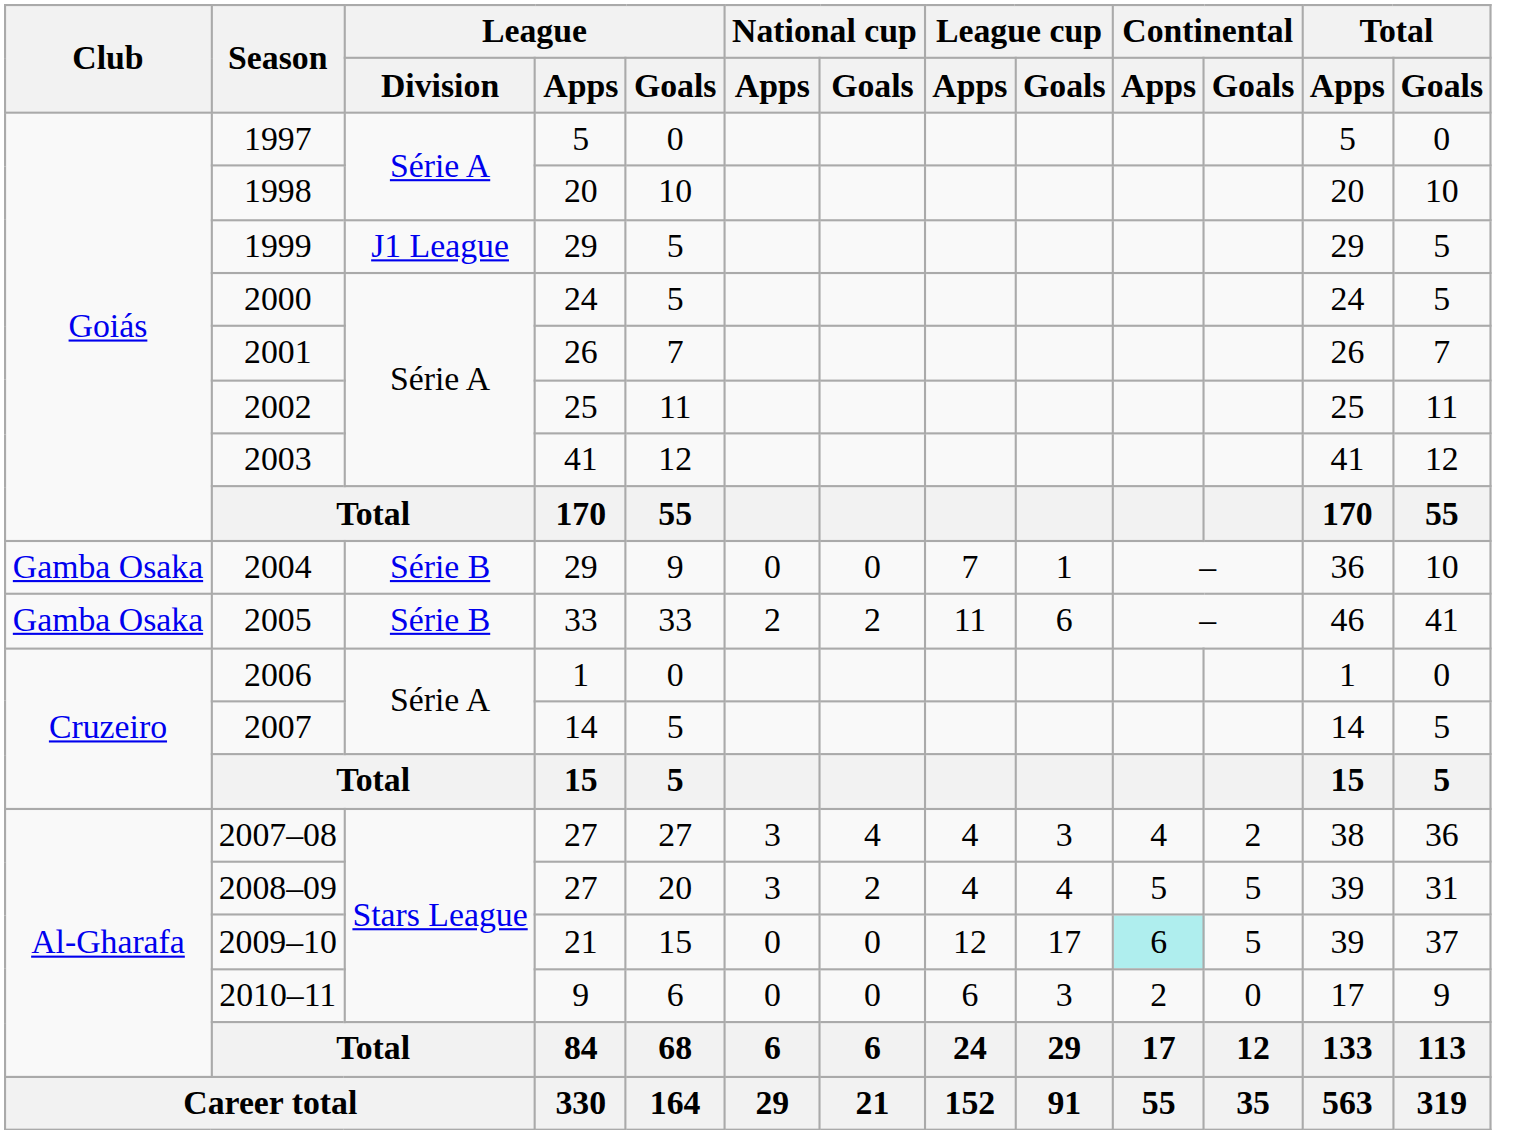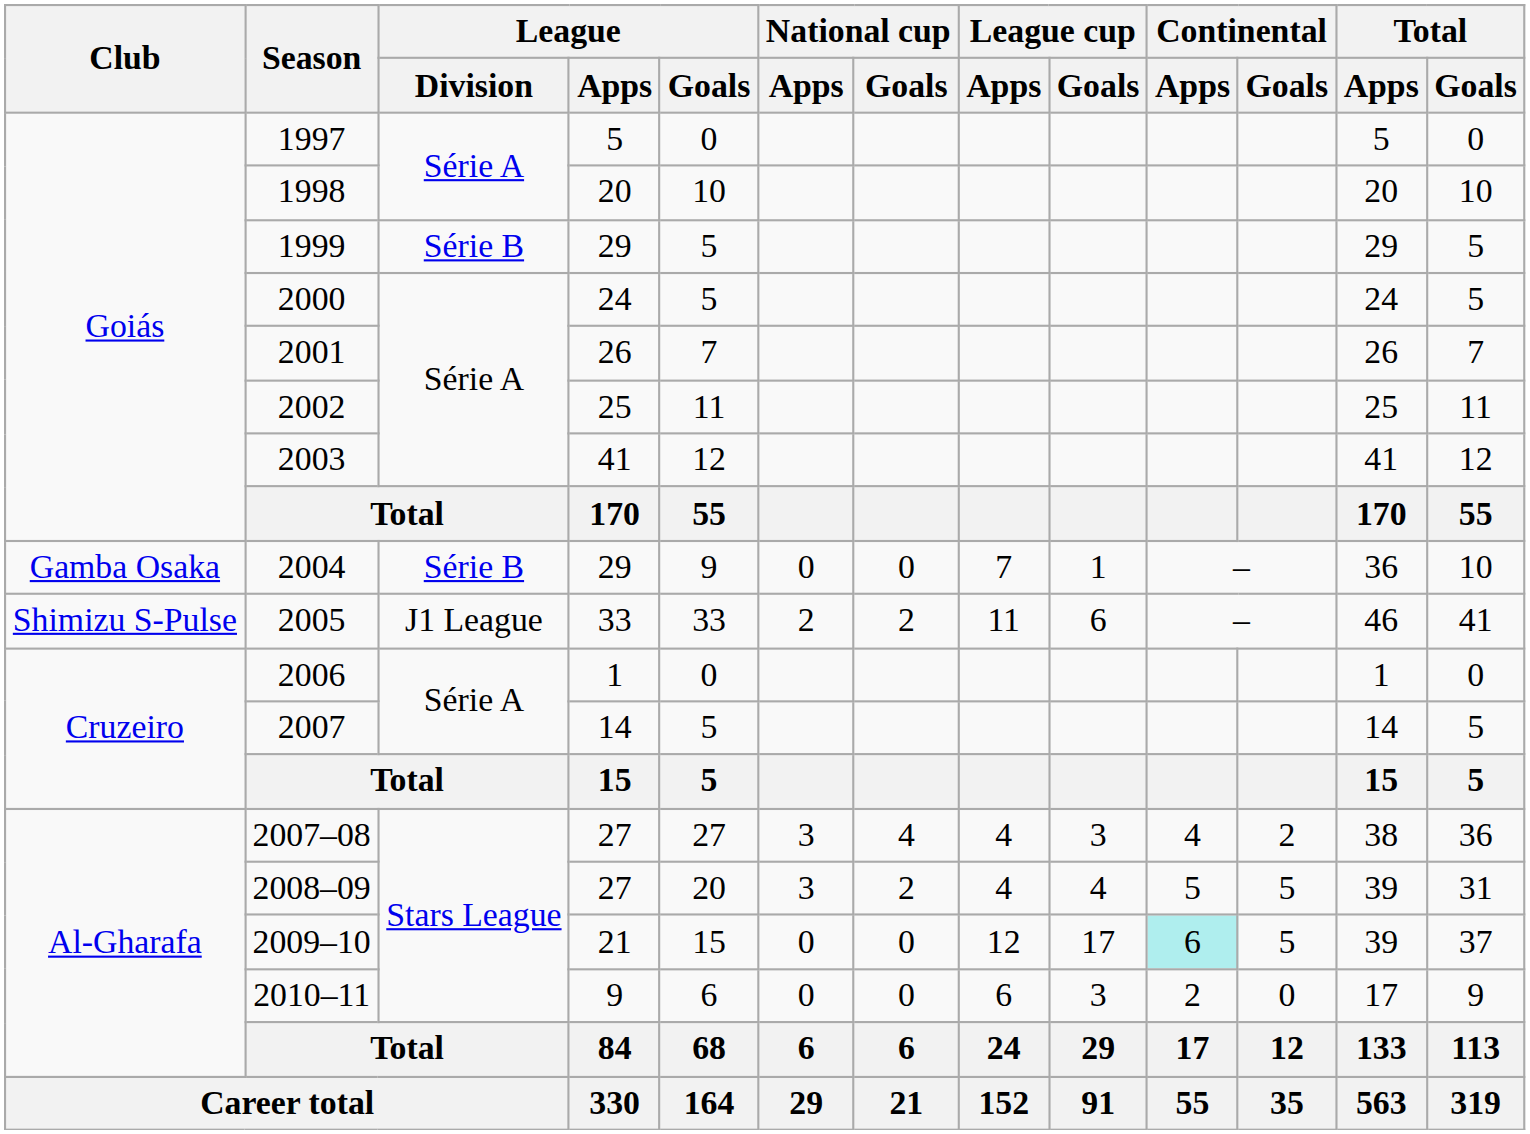(440, 245) J1 League -> (474, 245) Série B
(108, 620) Gamba Osaka -> (125, 620) Shimizu S-Pulse
(440, 620) Série B -> (474, 620) J1 League
